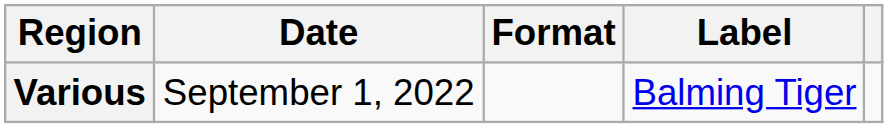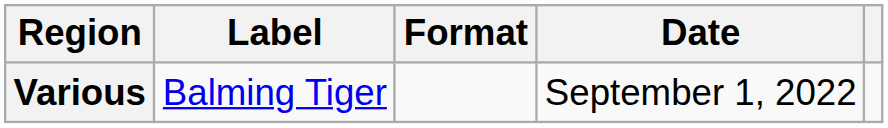columns swapped: (319, 33) <-> (745, 33)
